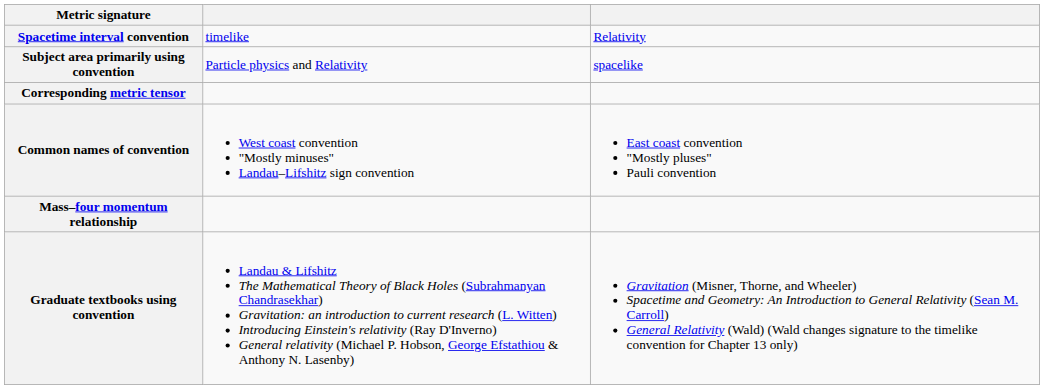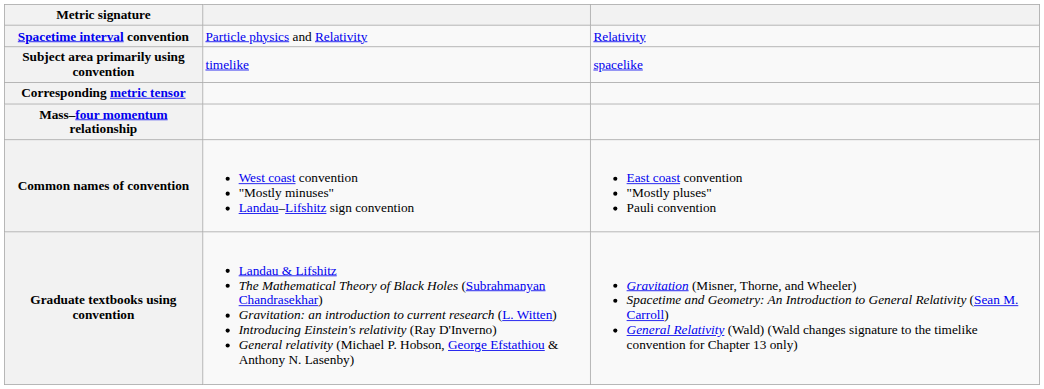(227, 36) timelike -> (286, 36) Particle physics and Relativity
(286, 64) Particle physics and Relativity -> (227, 64) timelike
rows swapped: (103, 214) <-> (103, 149)
